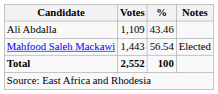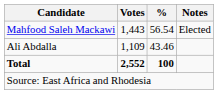rows swapped: (61, 47) <-> (32, 30)
